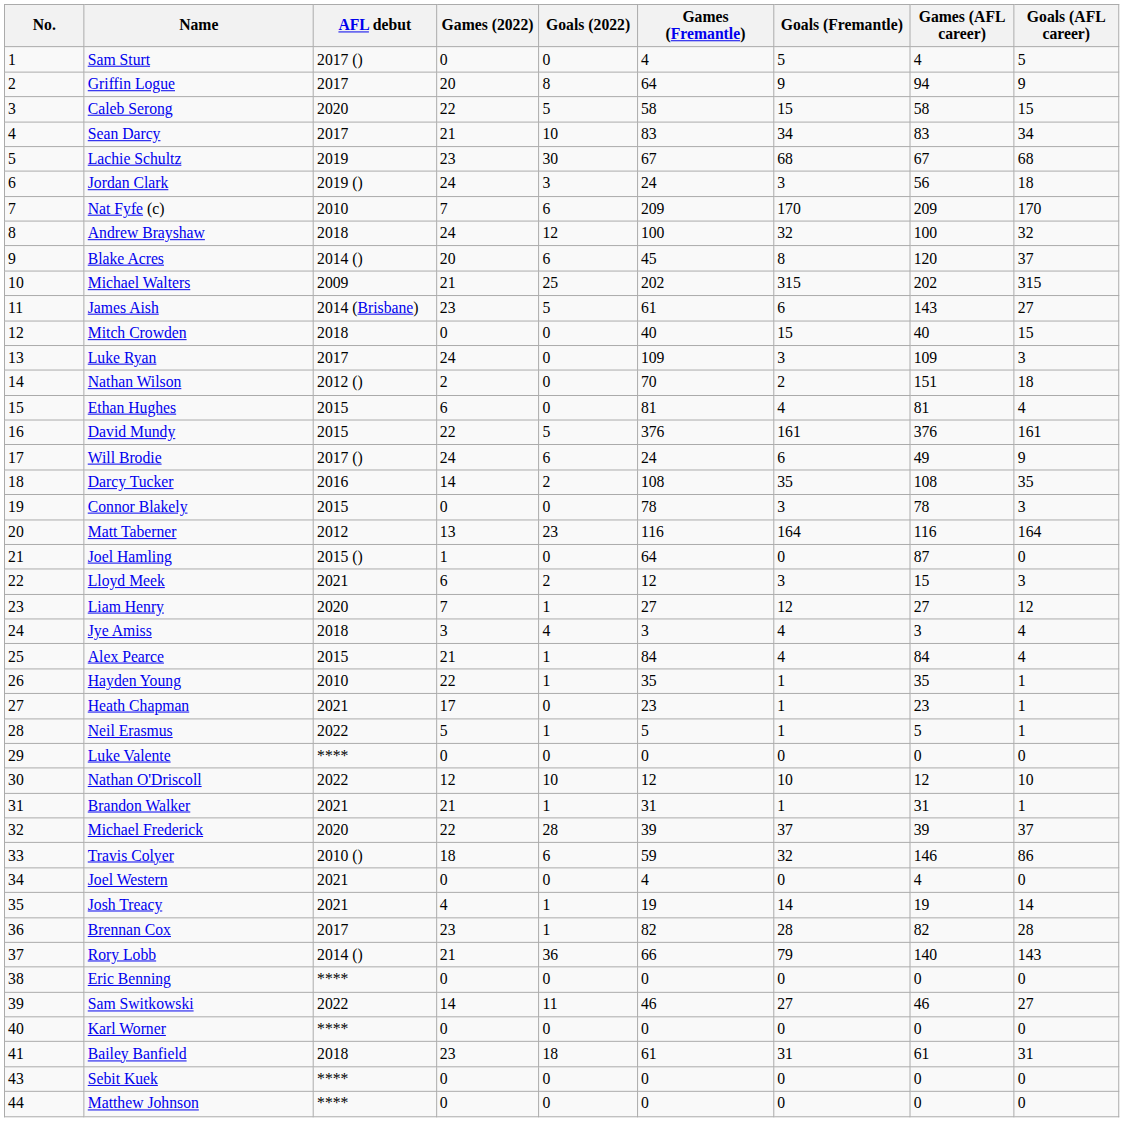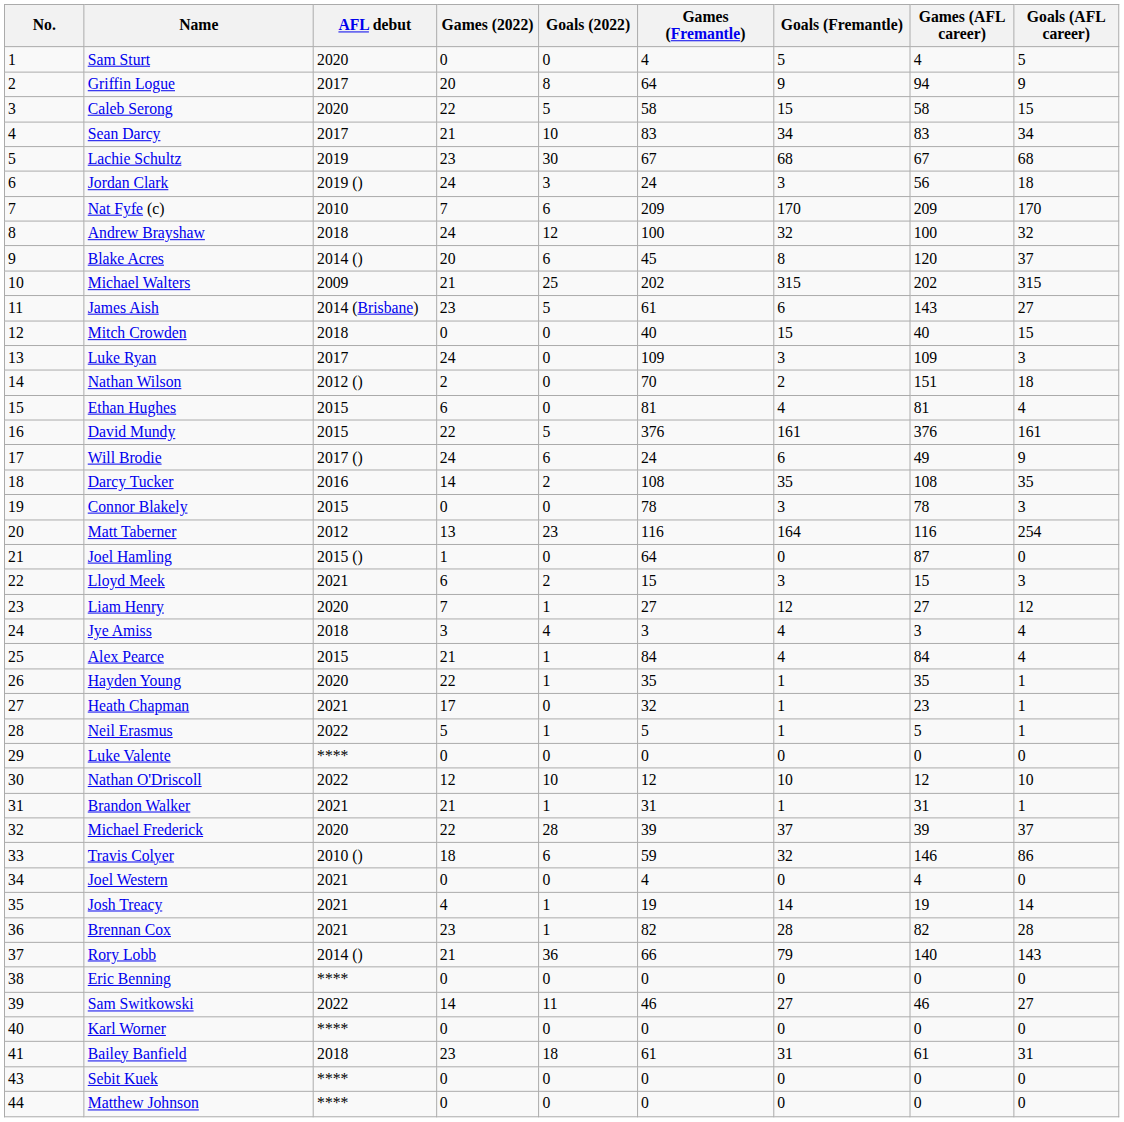(340, 59) 2017 () -> (333, 59) 2020
(1030, 531) 164 -> (1030, 531) 254
(649, 581) 12 -> (649, 581) 15
(333, 681) 2010 -> (333, 681) 2020
(649, 705) 23 -> (649, 705) 32
(333, 929) 2017 -> (333, 929) 2021
